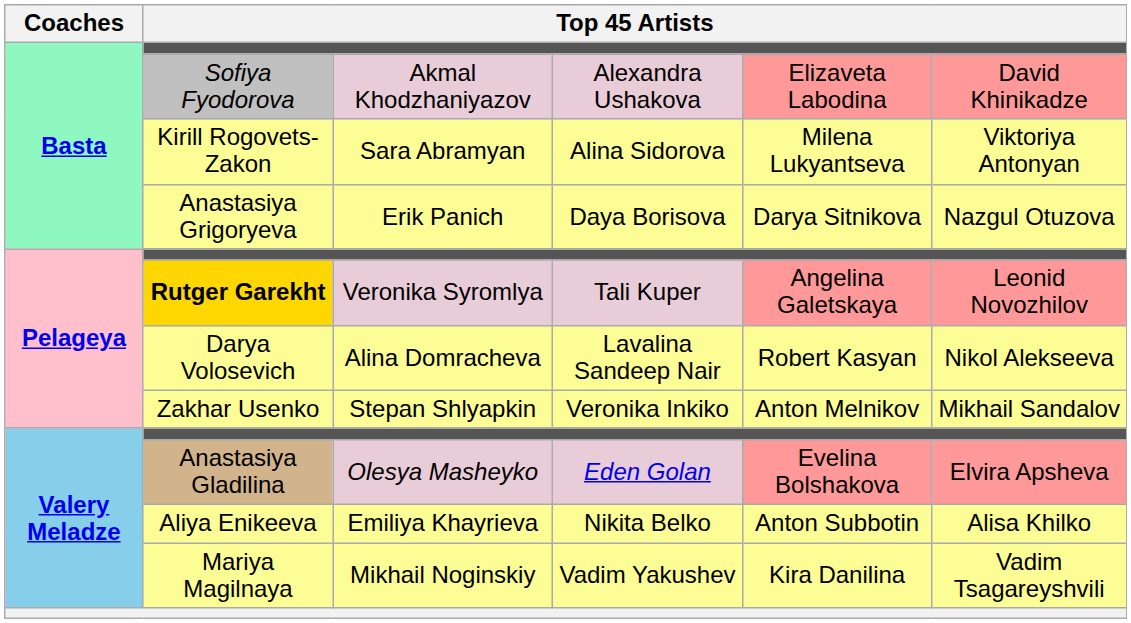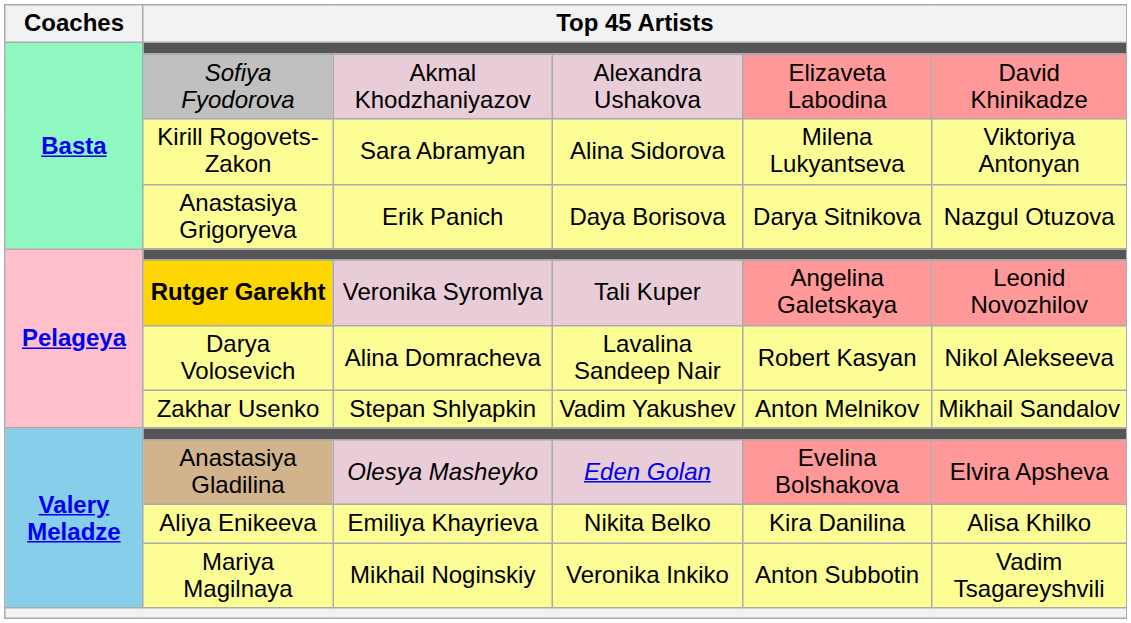(647, 409) Veronika Inkiko -> (647, 409) Vadim Yakushev
(837, 523) Anton Subbotin -> (837, 523) Kira Danilina
(647, 574) Vadim Yakushev -> (647, 574) Veronika Inkiko
(837, 574) Kira Danilina -> (837, 574) Anton Subbotin
